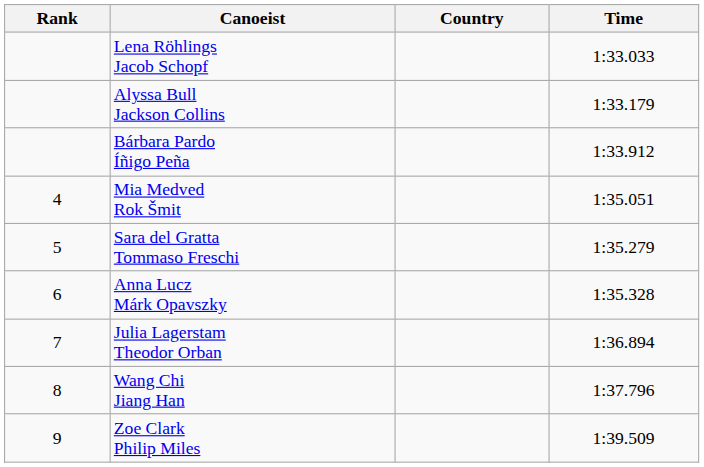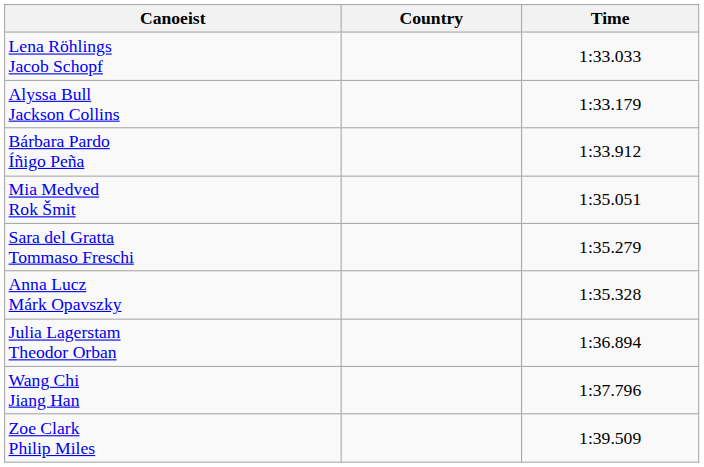- column: (57, 18)
